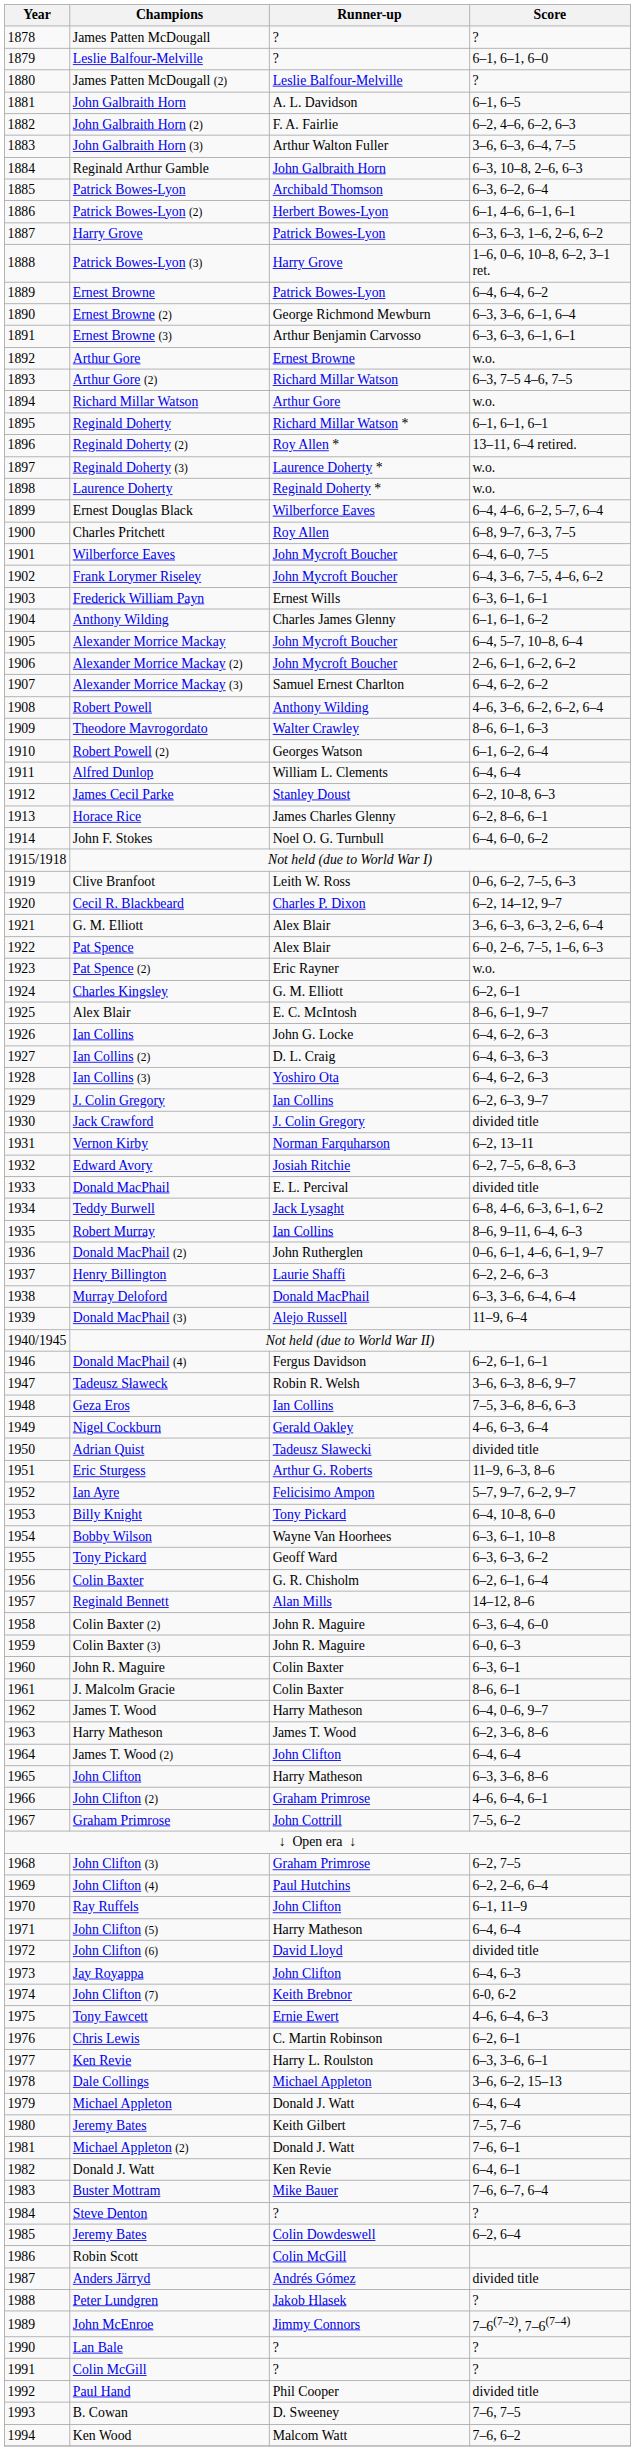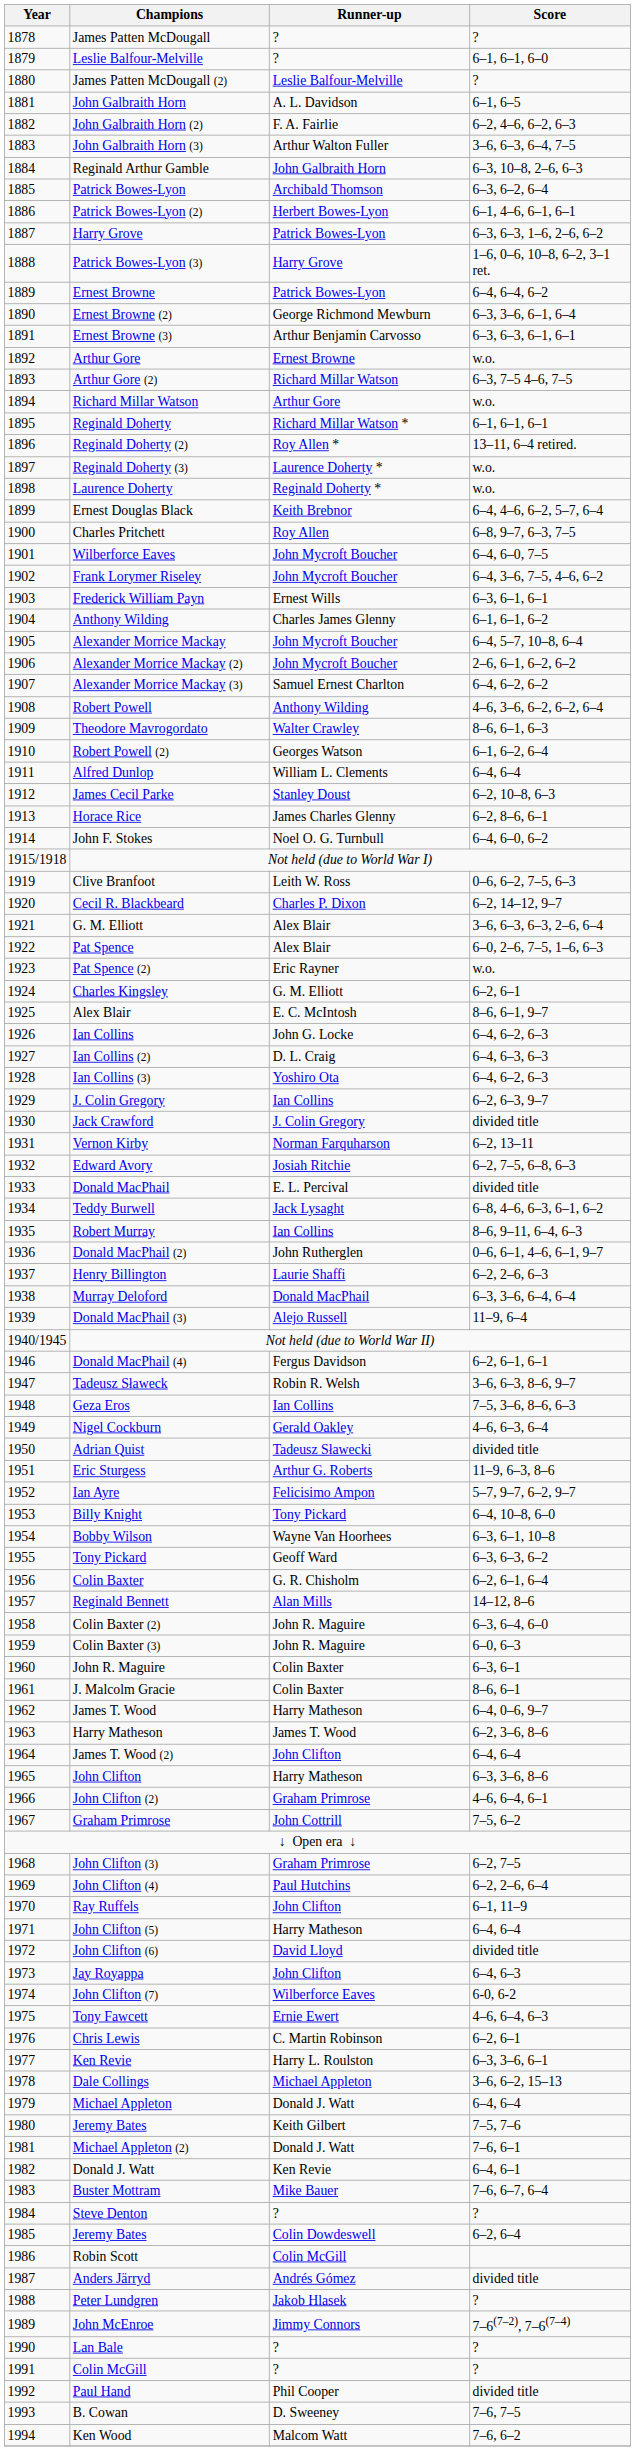(324, 510) Wilberforce Eaves -> (312, 510) Keith Brebnor
(312, 1994) Keith Brebnor -> (324, 1994) Wilberforce Eaves
